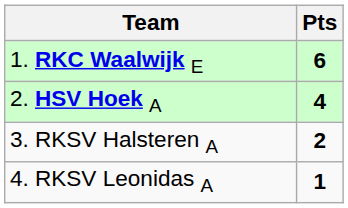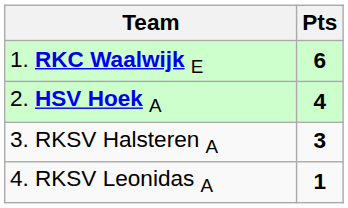(320, 141) 2 -> (320, 141) 3
